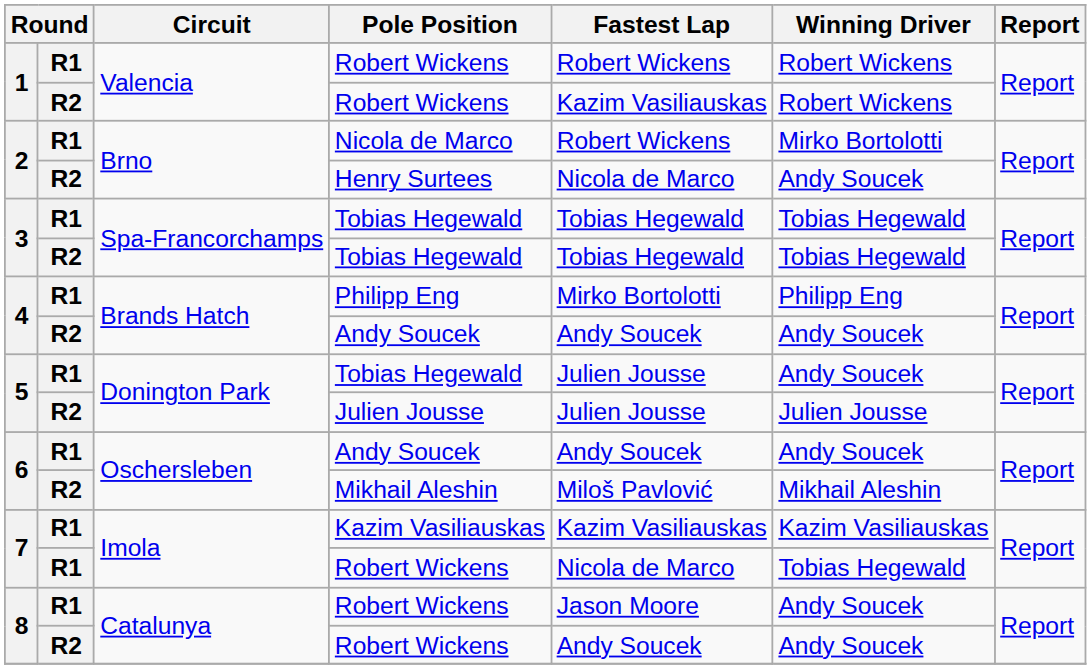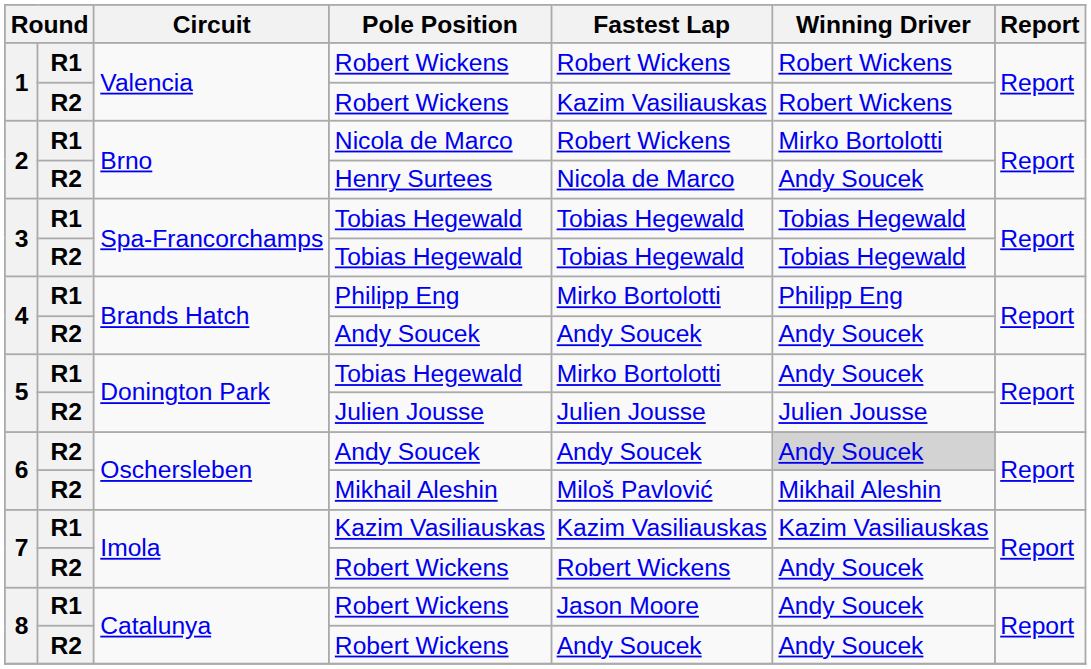(631, 373) Julien Jousse -> (639, 373) Mirko Bortolotti
(66, 451) R1 -> (66, 451) R2
(851, 451) no background -> (851, 451) lightgrey background
(66, 567) R1 -> (66, 567) R2
(646, 567) Nicola de Marco -> (643, 567) Robert Wickens
(872, 567) Tobias Hegewald -> (851, 567) Andy Soucek
